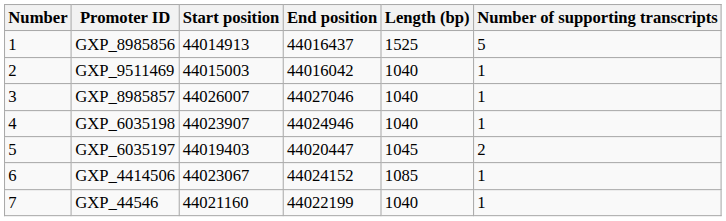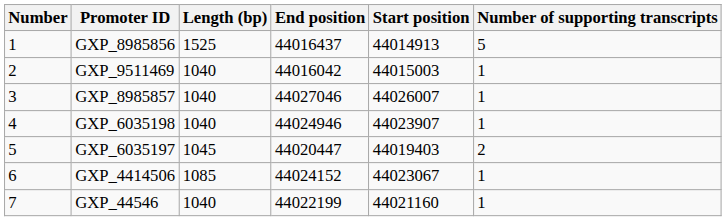columns swapped: (231, 17) <-> (427, 17)
